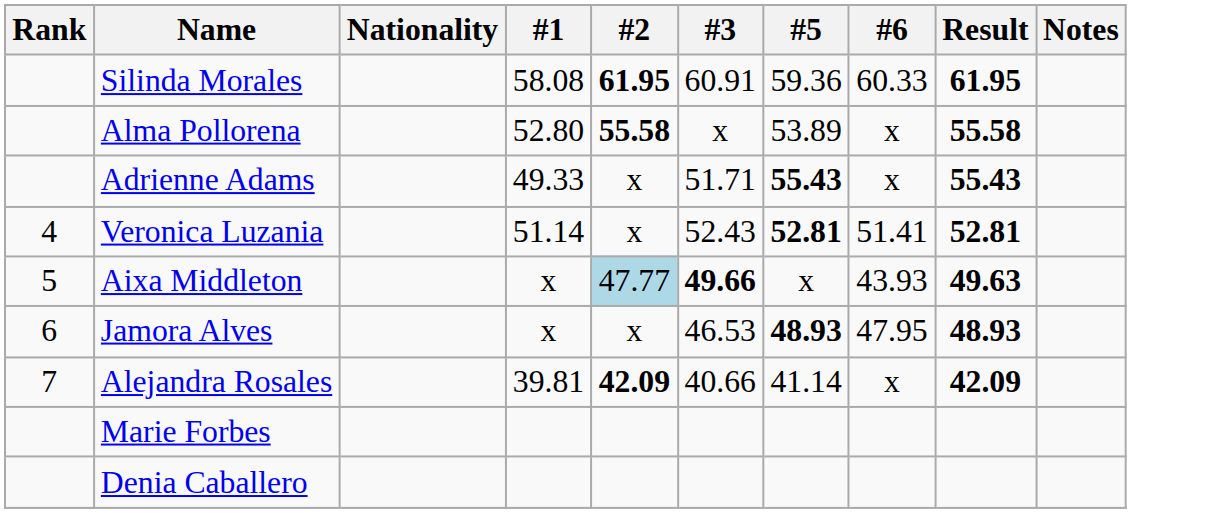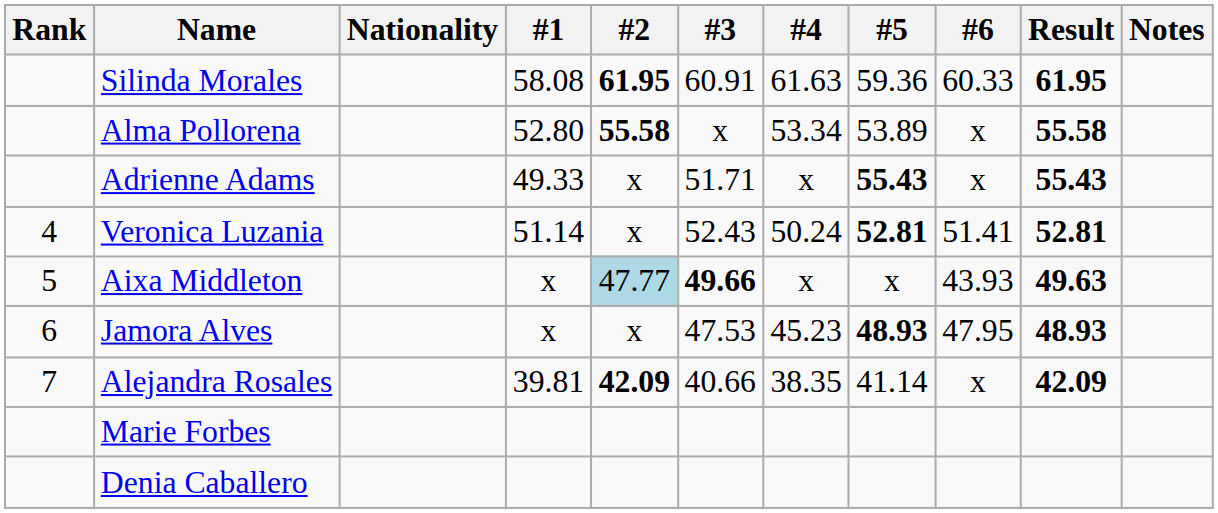+ column: (806, 29)
(720, 331) 46.53 -> (720, 331) 47.53
